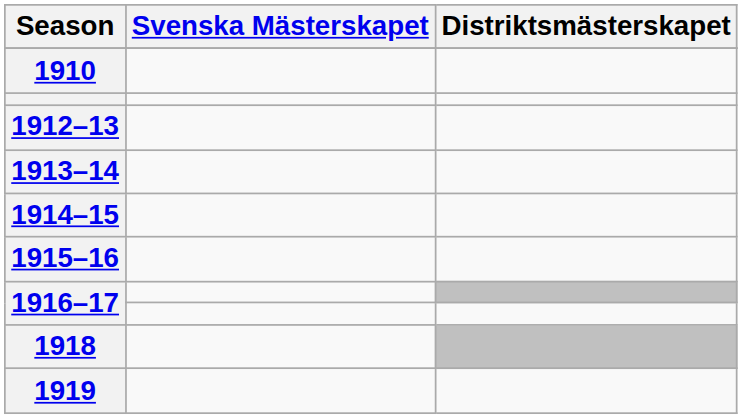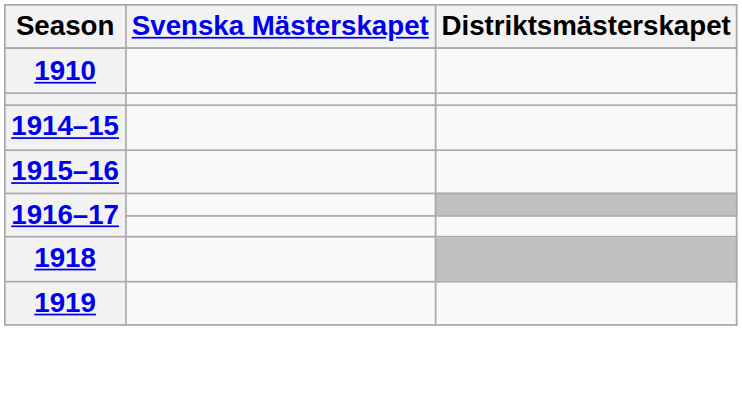- row: (65, 127)
- row: (65, 170)
